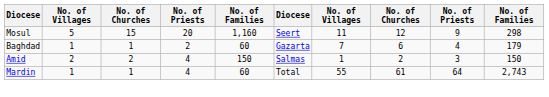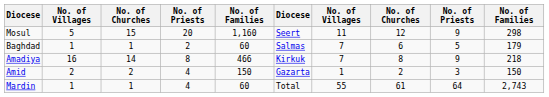(293, 46) Gazarta -> (290, 46) Salmas
(457, 46) 4 -> (457, 46) 5
+ row: (23, 60)
(290, 60) Salmas -> (293, 73) Gazarta
